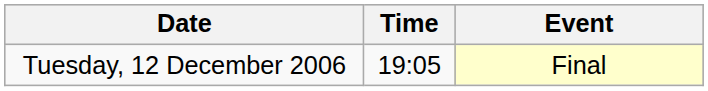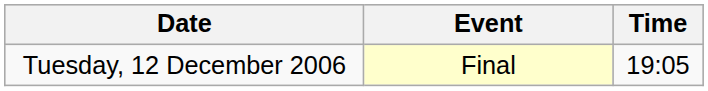columns swapped: (409, 24) <-> (579, 24)
